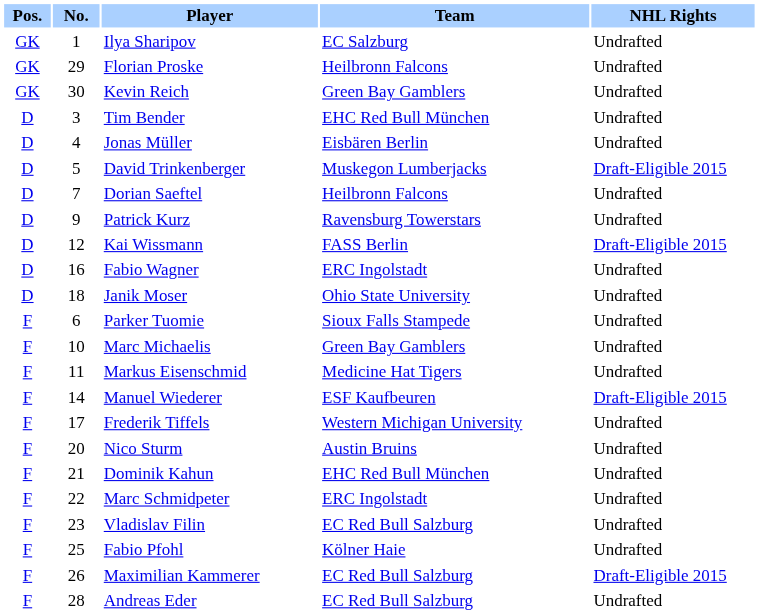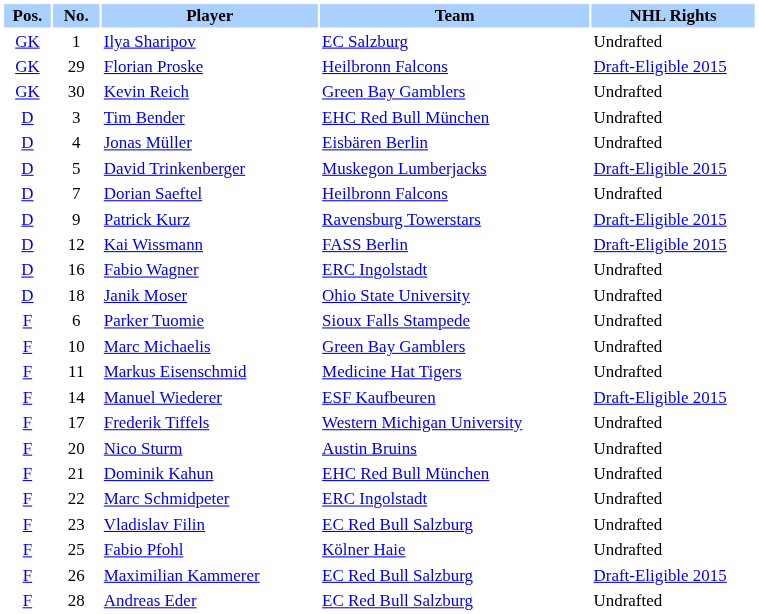(628, 66) Undrafted -> (660, 66) Draft-Eligible 2015
(628, 219) Undrafted -> (660, 219) Draft-Eligible 2015
